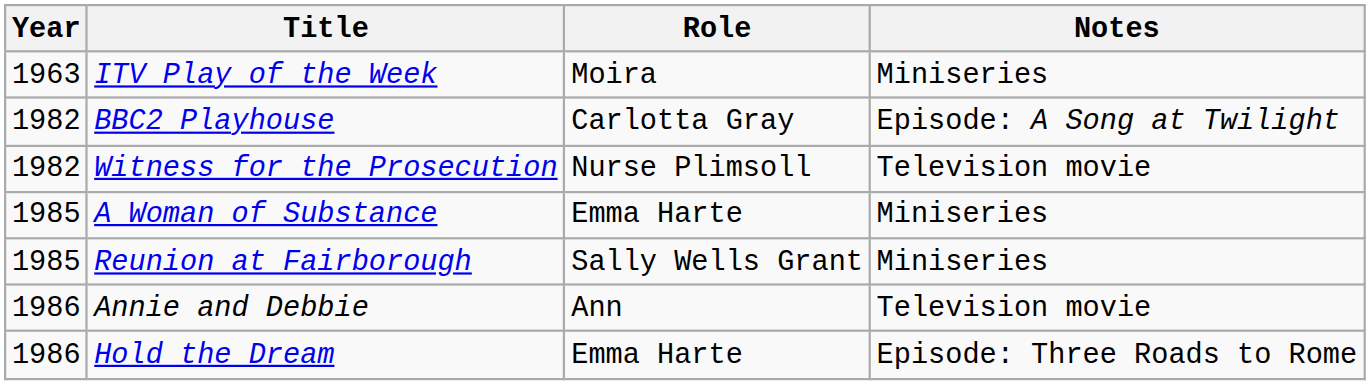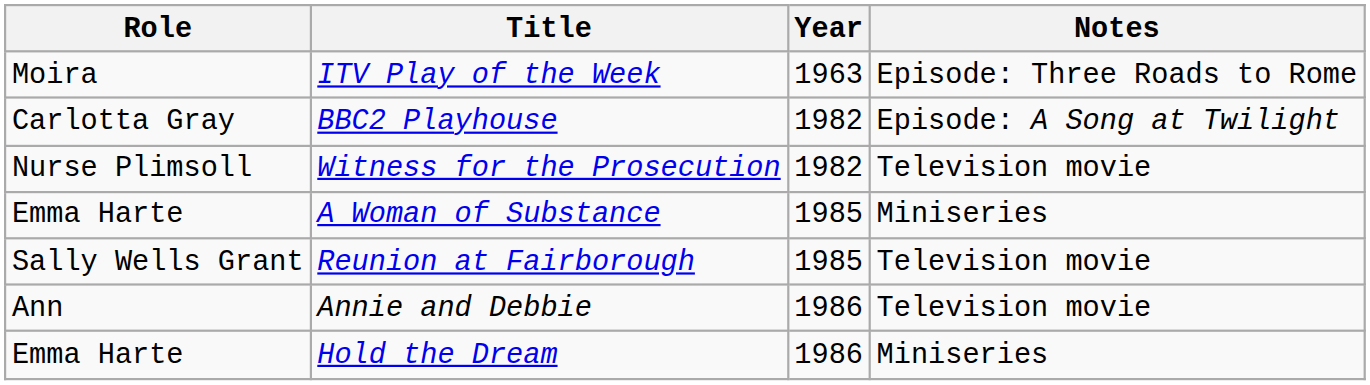columns swapped: (46, 28) <-> (717, 28)
(962, 75) Miniseries -> (1117, 75) Episode: Three Roads to Rome
(962, 261) Miniseries -> (1014, 261) Television movie
(1117, 355) Episode: Three Roads to Rome -> (962, 355) Miniseries
